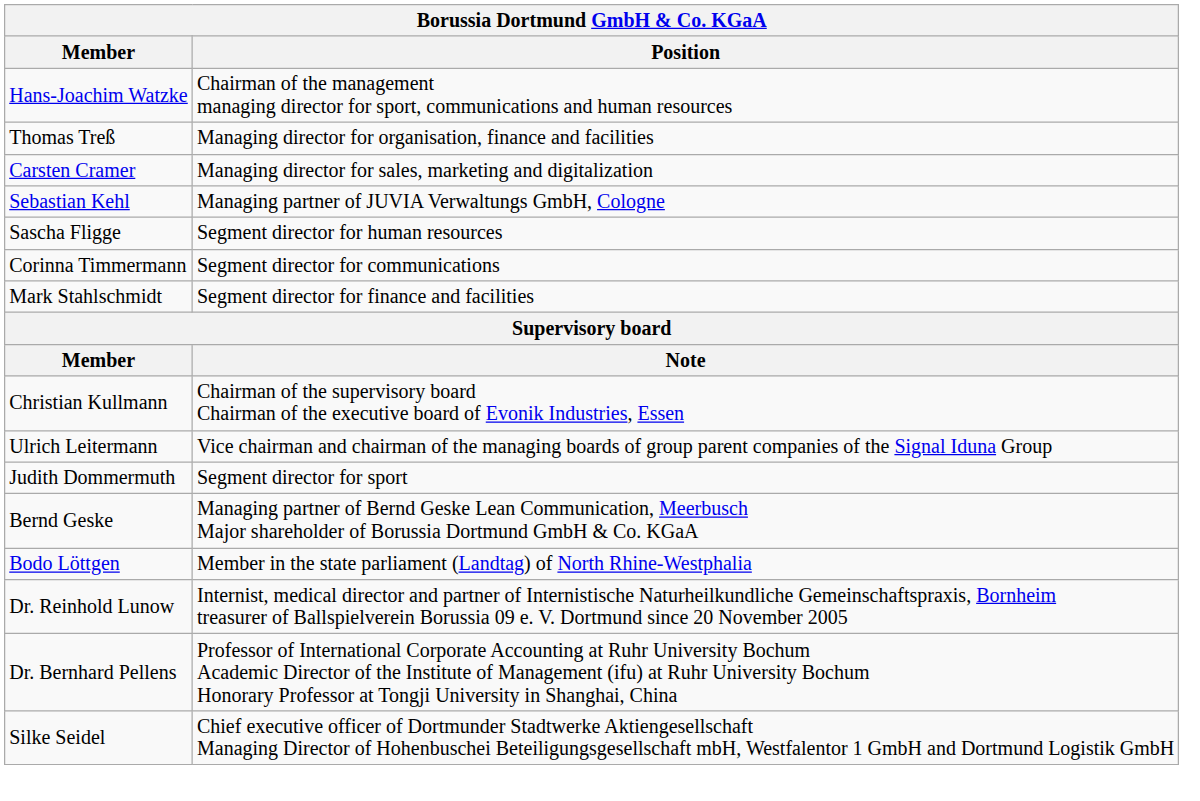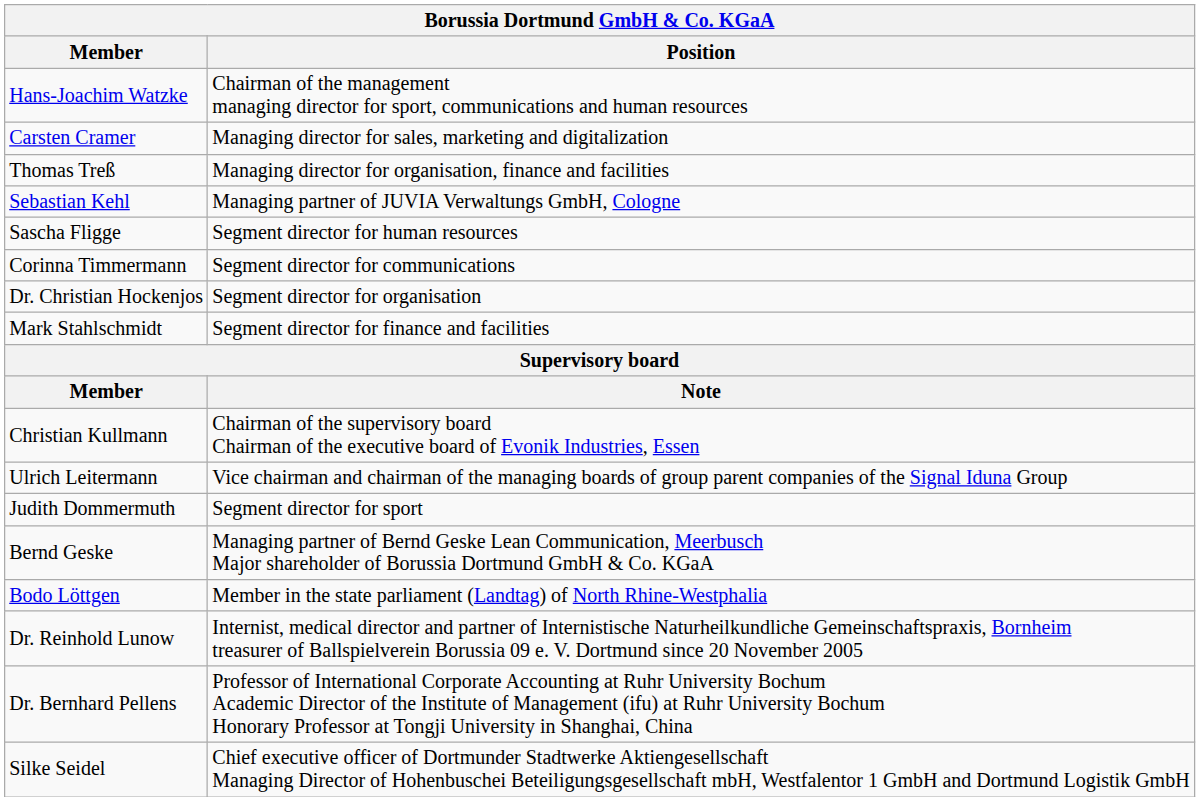rows swapped: (72, 169) <-> (62, 138)
+ row: (106, 296)
